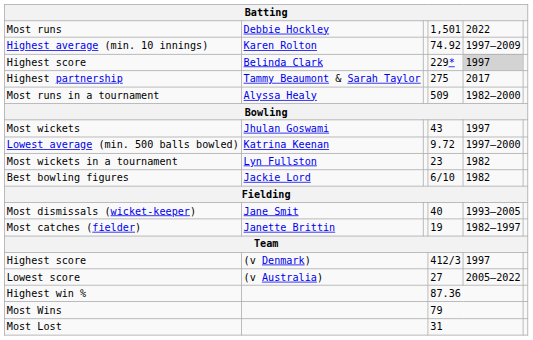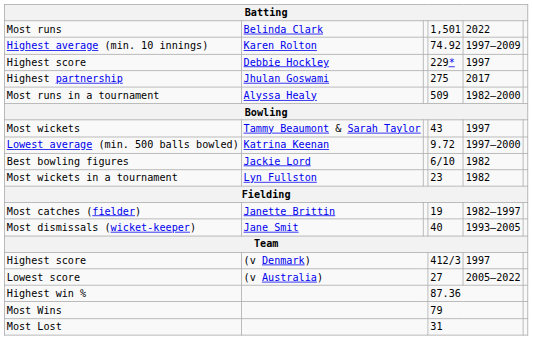(286, 29) Debbie Hockley -> (283, 29) Belinda Clark
(283, 62) Belinda Clark -> (286, 62) Debbie Hockley
(478, 62) lightgrey background -> (478, 62) no background
(332, 79) Tammy Beaumont & Sarah Taylor -> (286, 79) Jhulan Goswami
(286, 128) Jhulan Goswami -> (332, 128) Tammy Beaumont & Sarah Taylor
rows swapped: (68, 178) <-> (92, 161)
rows swapped: (101, 211) <-> (74, 227)
